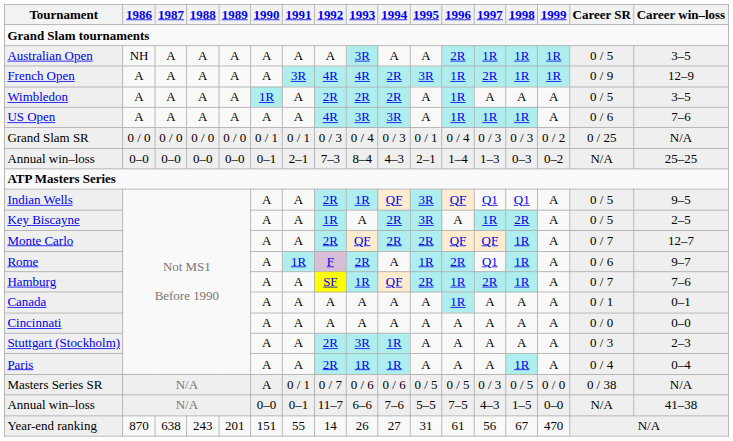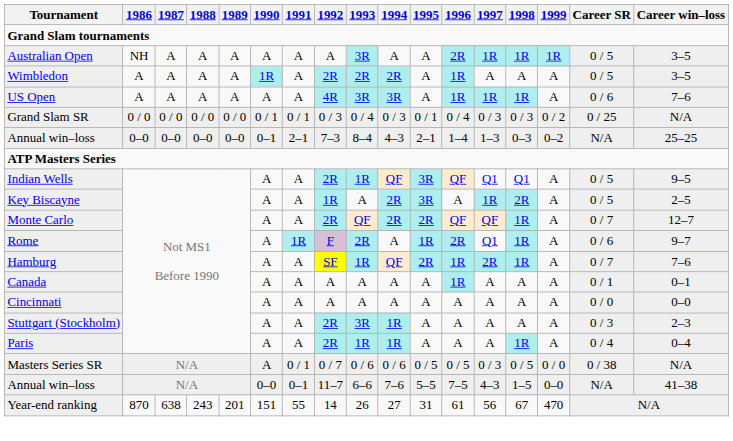- row: (41, 76)
